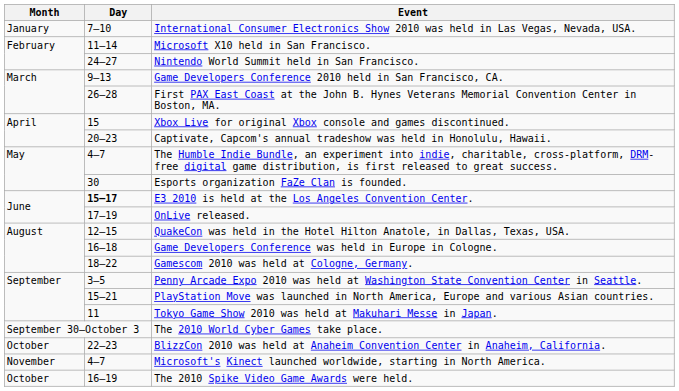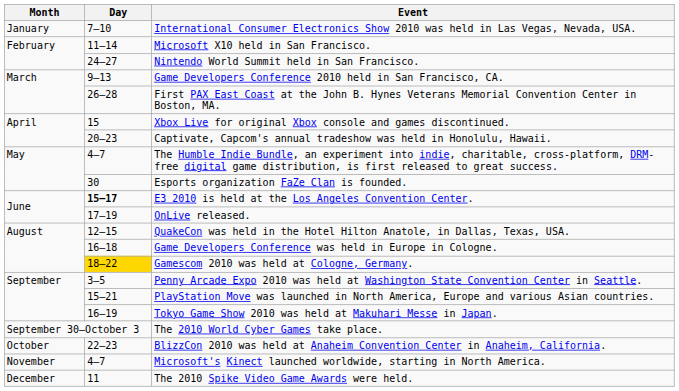(102, 264) no background -> (102, 264) gold background
(93, 313) 11 -> (102, 313) 16–19
(28, 378) October -> (31, 378) December
(102, 378) 16–19 -> (93, 378) 11
